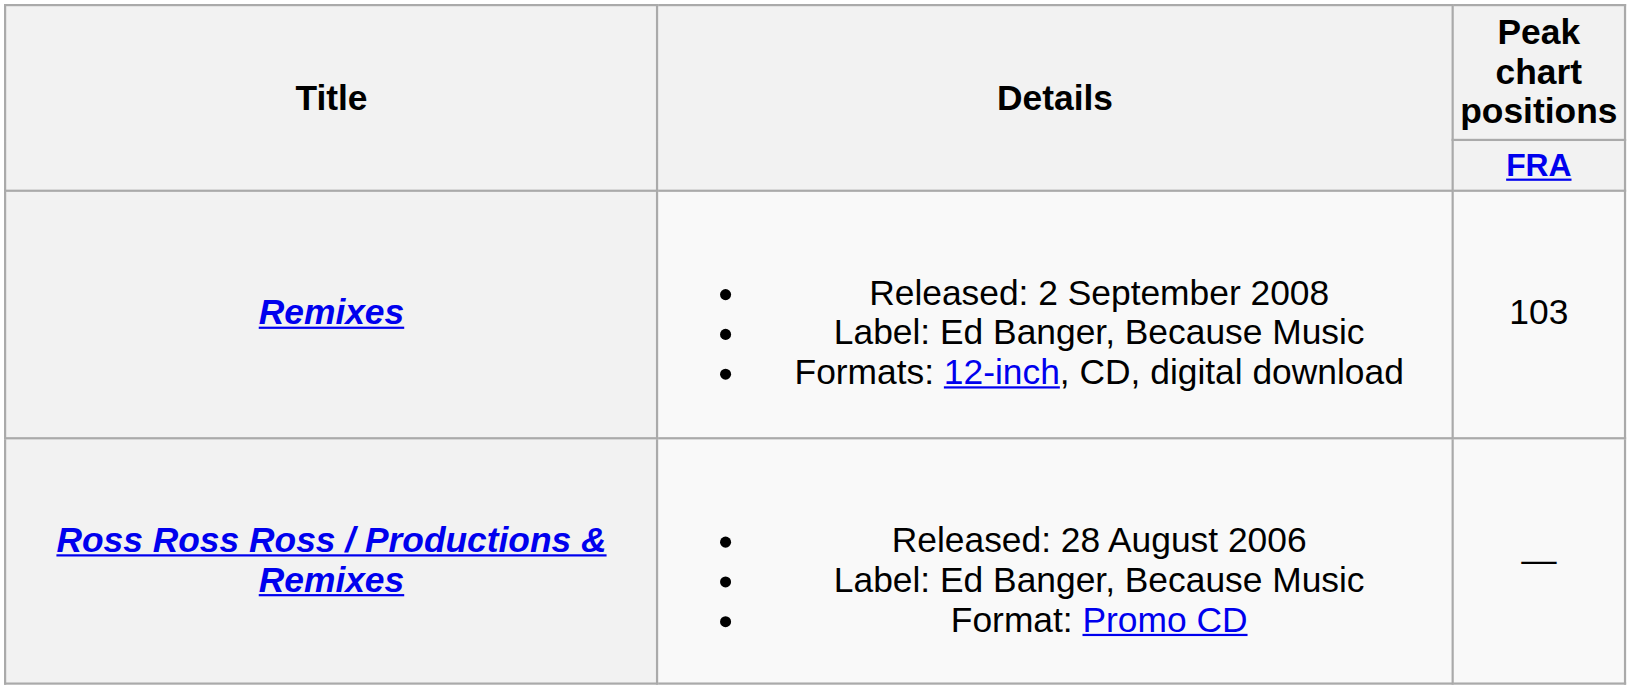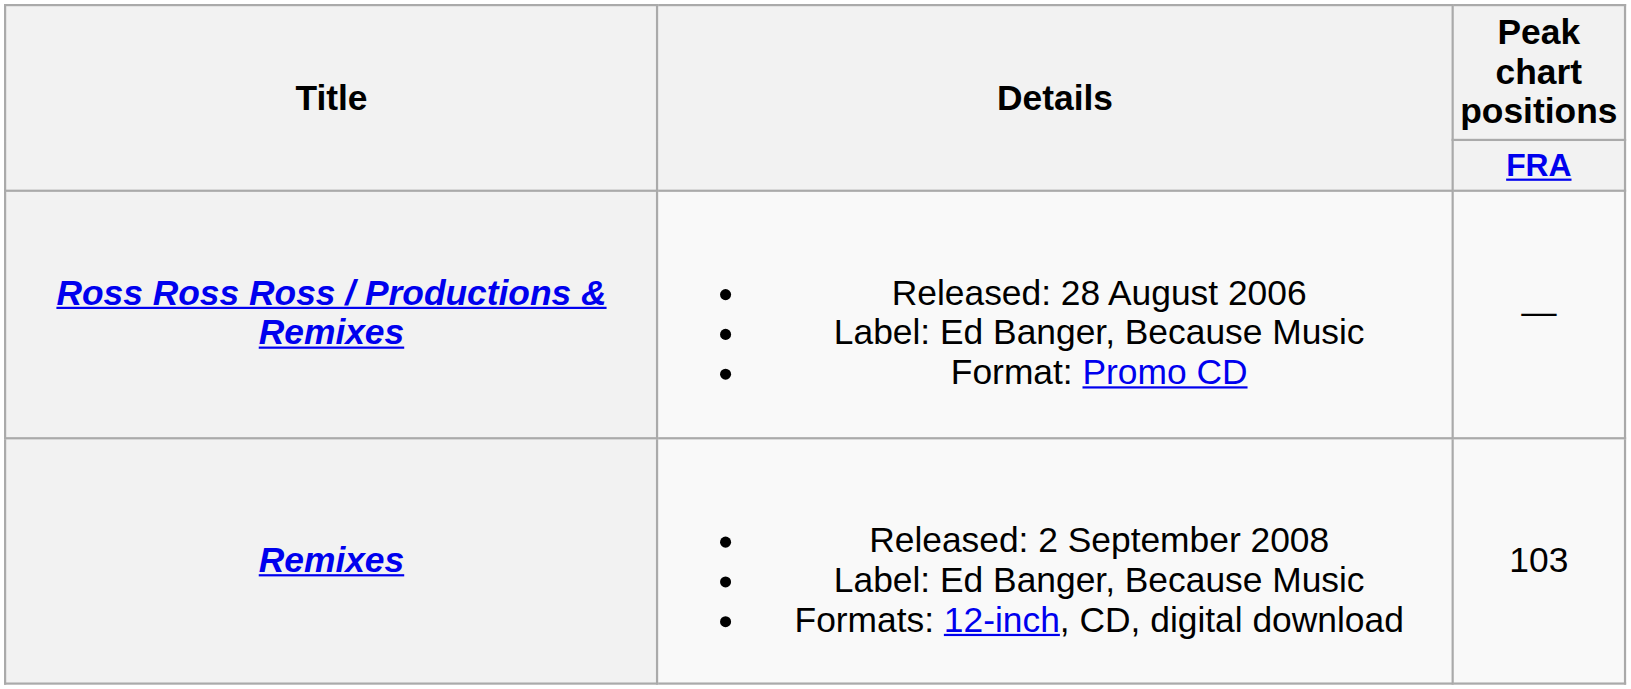rows swapped: (331, 559) <-> (331, 313)
